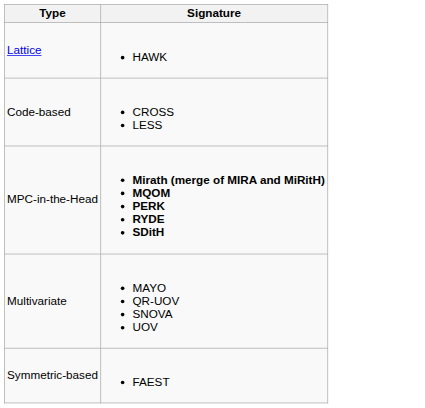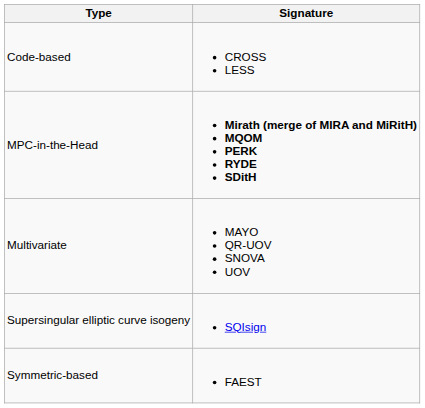- row: (24, 50)
+ row: (99, 320)
